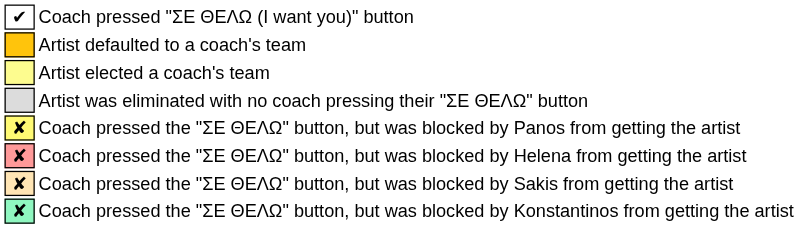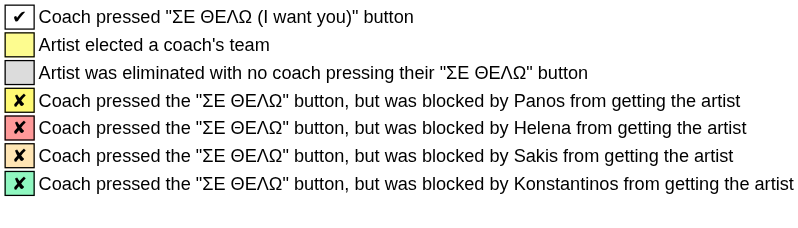- row: (172, 45)
